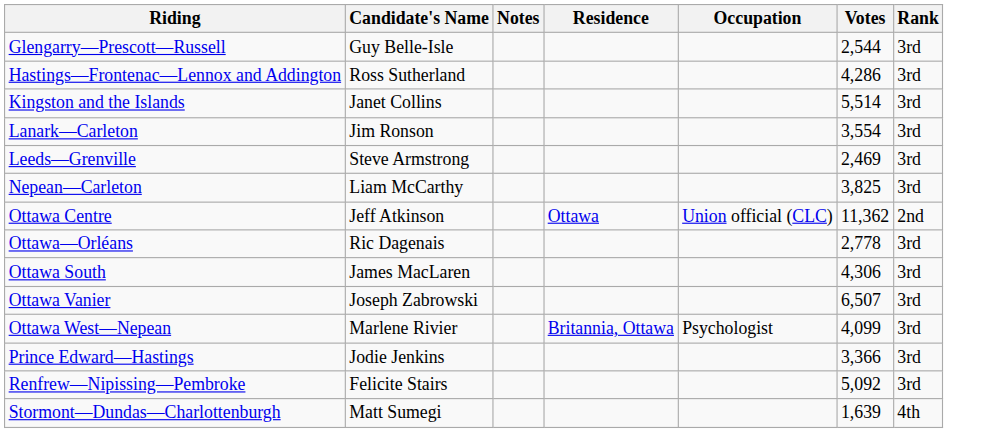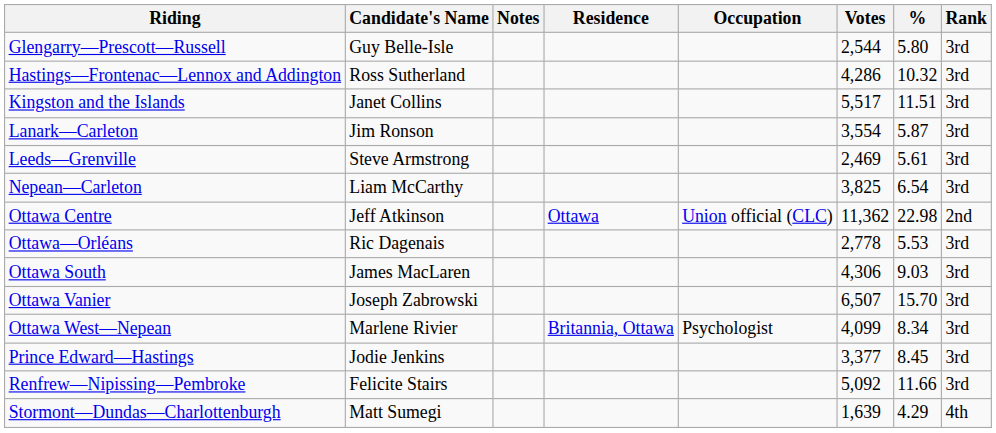+ column: (917, 18)
(861, 103) 5,514 -> (861, 103) 5,517
(861, 356) 3,366 -> (861, 356) 3,377
